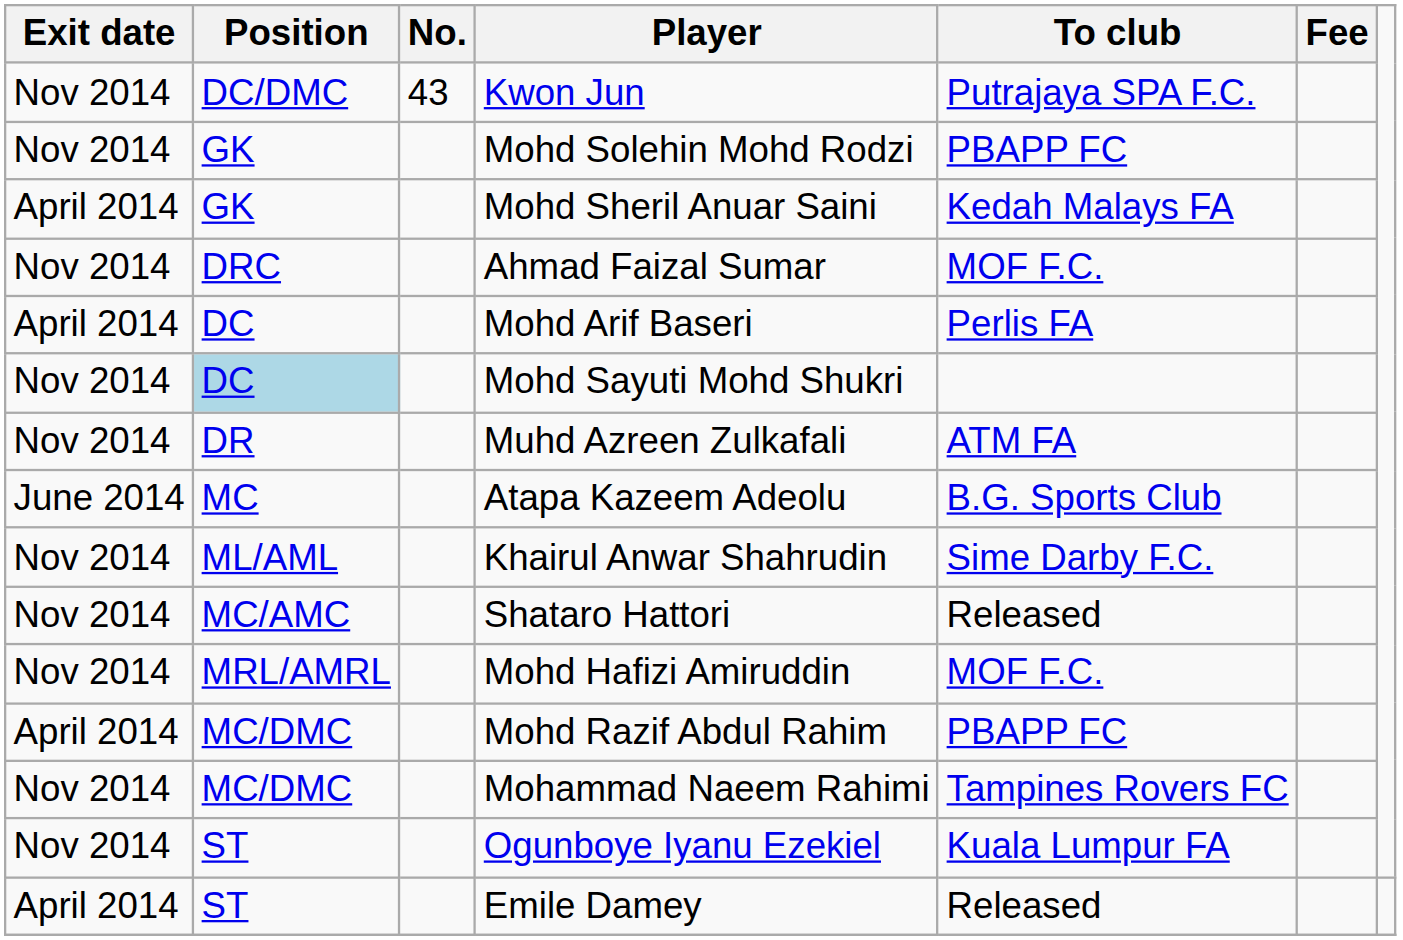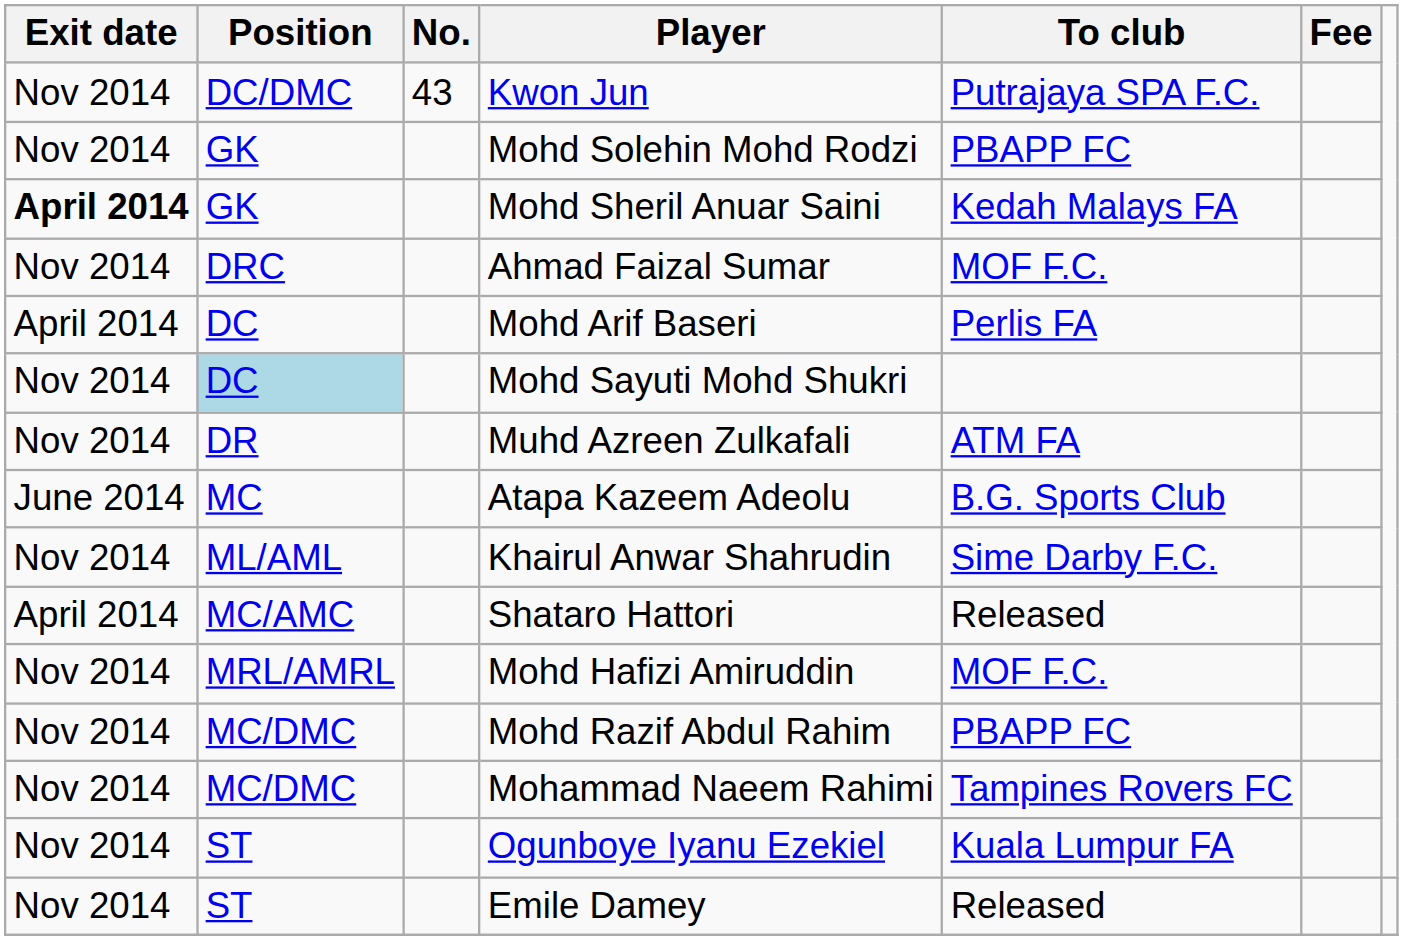(96, 207) normal -> (101, 207) bold
(92, 614) Nov 2014 -> (96, 614) April 2014
(96, 730) April 2014 -> (92, 730) Nov 2014
(96, 905) April 2014 -> (92, 905) Nov 2014
